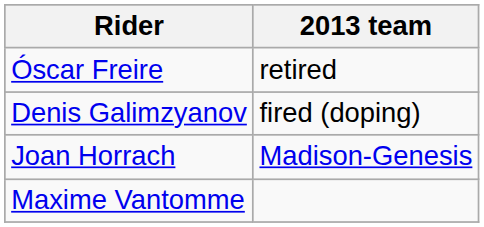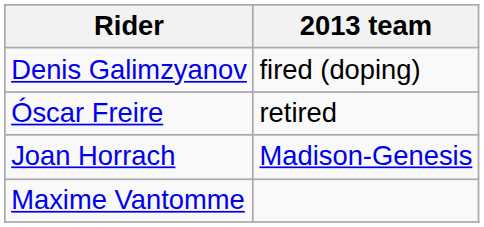rows swapped: (87, 69) <-> (129, 112)
